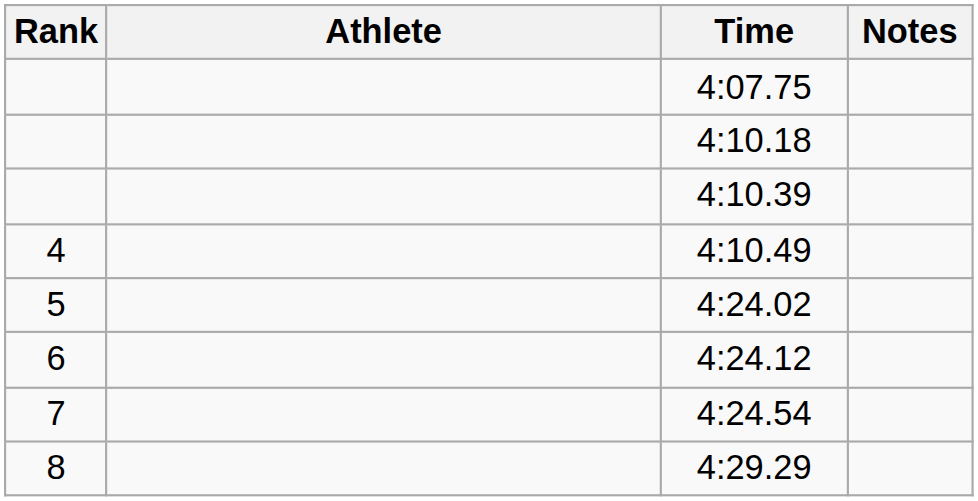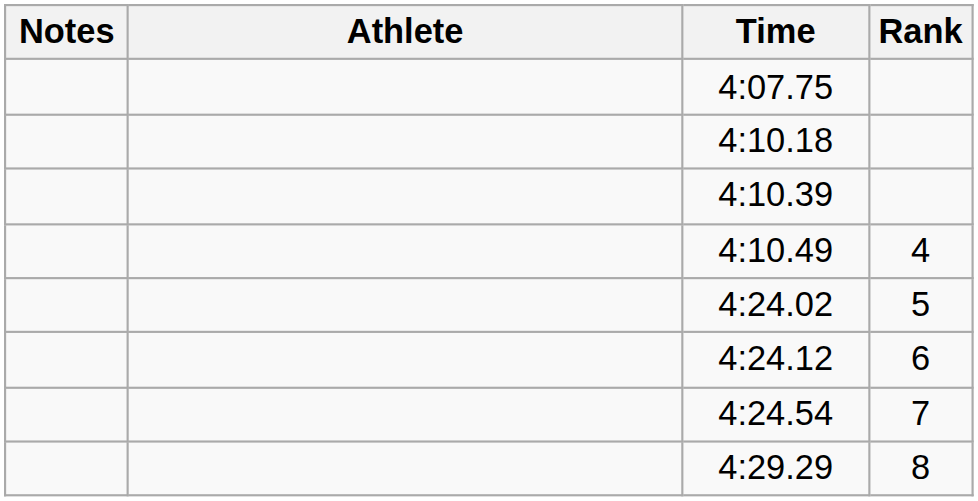columns swapped: (56, 31) <-> (910, 31)
